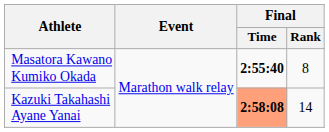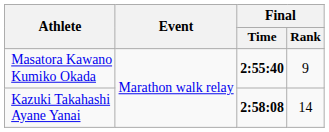(306, 68) 8 -> (306, 68) 9
(262, 107) lightsalmon background -> (262, 107) no background
